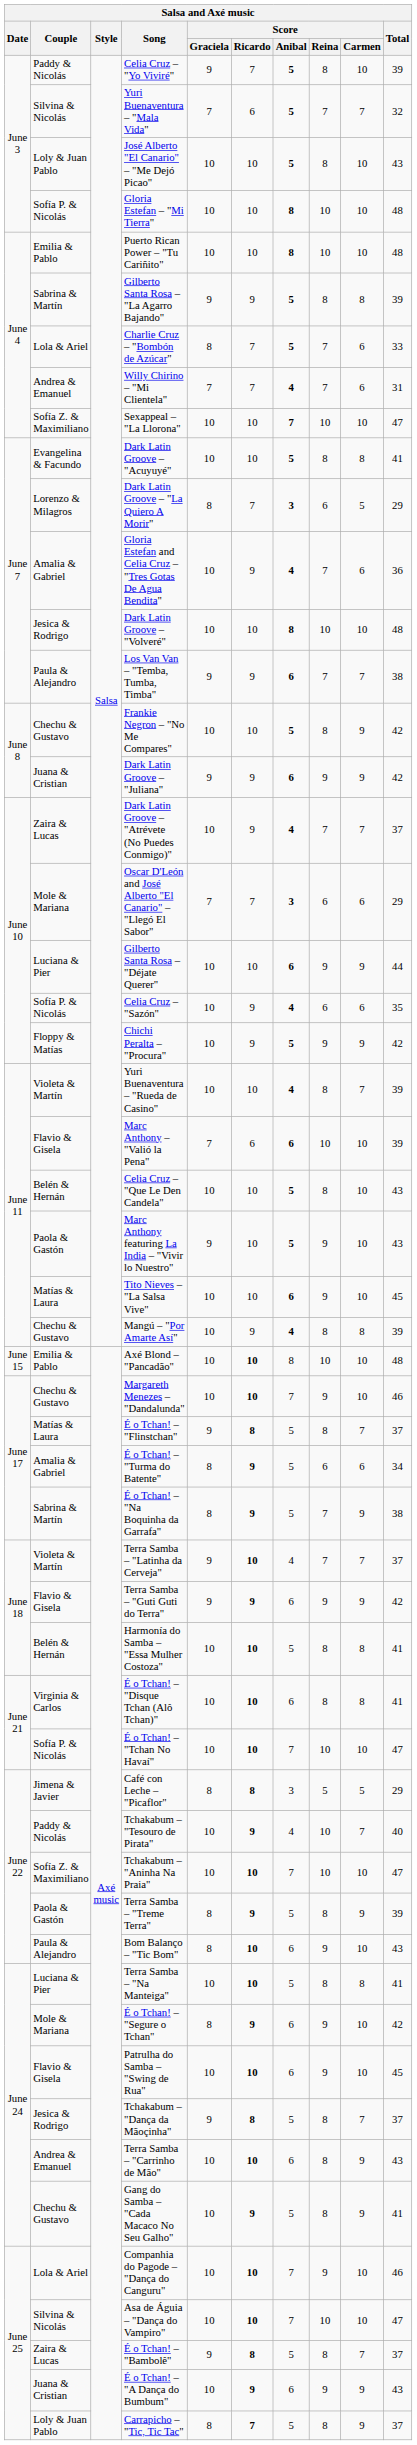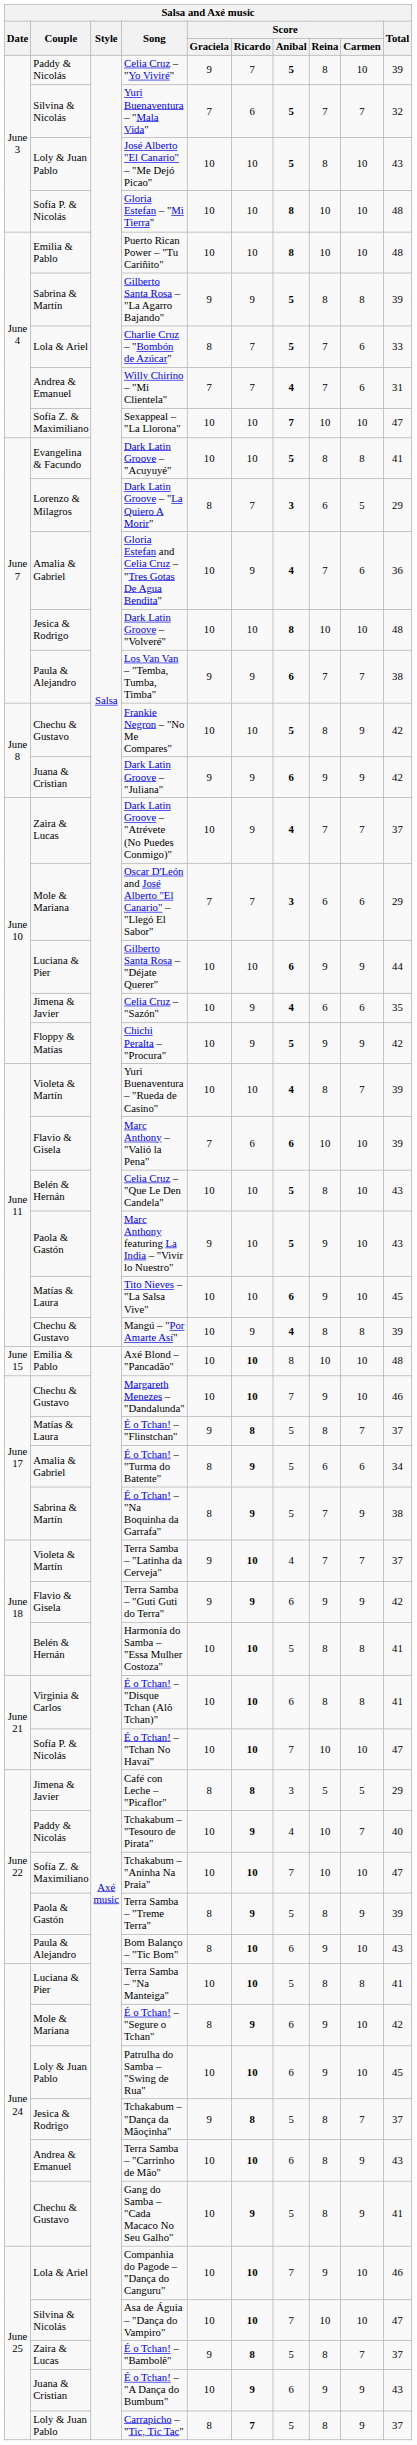(55, 1008) Sofía P. & Nicolás -> (54, 1008) Jimena & Javier
(52, 2072) Flavio & Gisela -> (60, 2072) Loly & Juan Pablo
